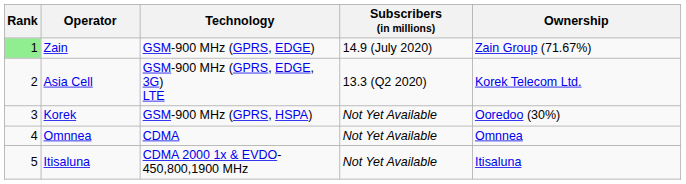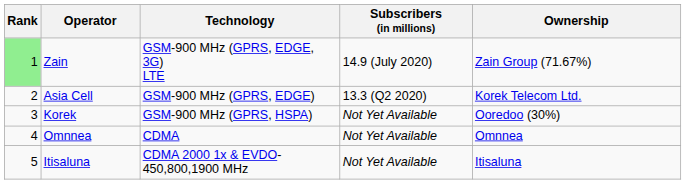(229, 48) GSM-900 MHz (GPRS, EDGE) -> (228, 62) GSM-900 MHz (GPRS, EDGE, 3G) LTE
(228, 82) GSM-900 MHz (GPRS, EDGE, 3G) LTE -> (229, 96) GSM-900 MHz (GPRS, EDGE)
